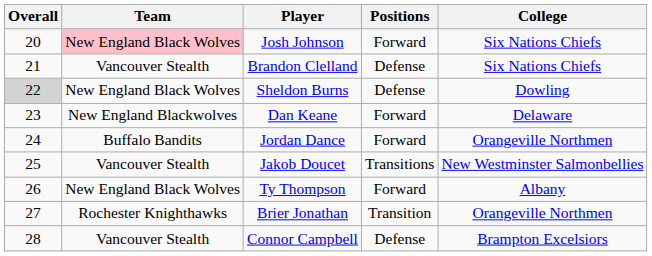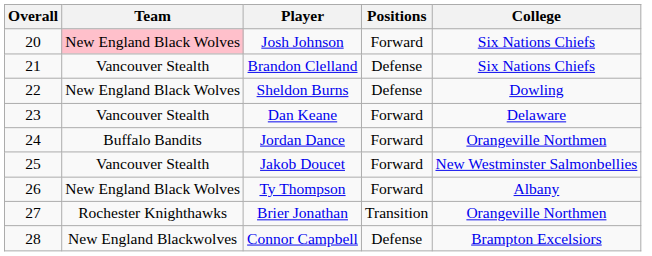(33, 90) lightgrey background -> (33, 90) no background
(153, 115) New England Blackwolves -> (153, 115) Vancouver Stealth
(400, 164) Transitions -> (397, 164) Forward
(153, 238) Vancouver Stealth -> (153, 238) New England Blackwolves
